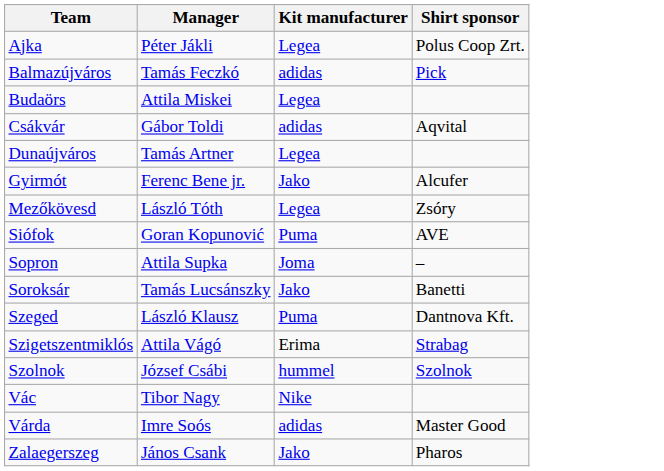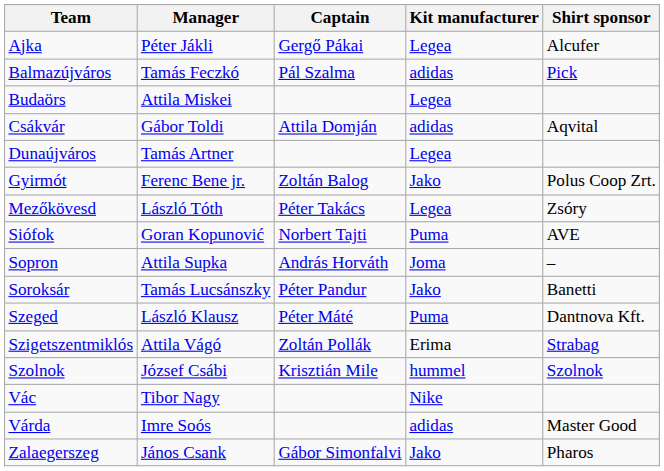+ column: (340, 18)
(470, 45) Polus Coop Zrt. -> (573, 45) Alcufer
(442, 180) Alcufer -> (601, 180) Polus Coop Zrt.
